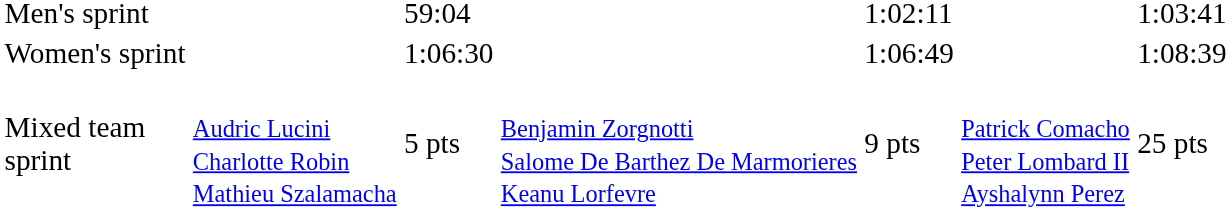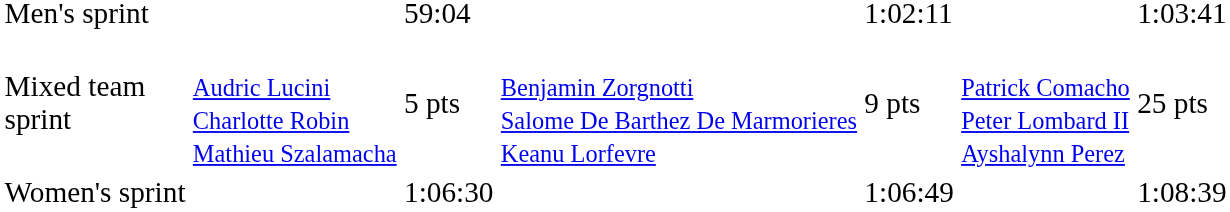rows swapped: (95, 53) <-> (75, 143)
